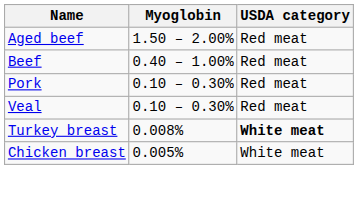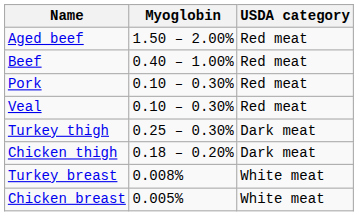+ row: (58, 130)
+ row: (63, 153)
(282, 130) bold -> (282, 176) normal
